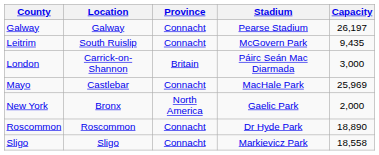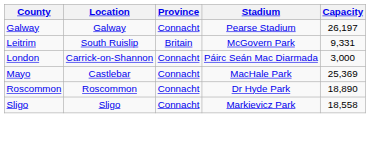(185, 43) Connacht -> (179, 43) Britain
(352, 43) 9,435 -> (343, 43) 9,331
(185, 64) Britain -> (179, 58) Connacht
(352, 85) 25,969 -> (343, 74) 25,369
- row: (27, 106)
